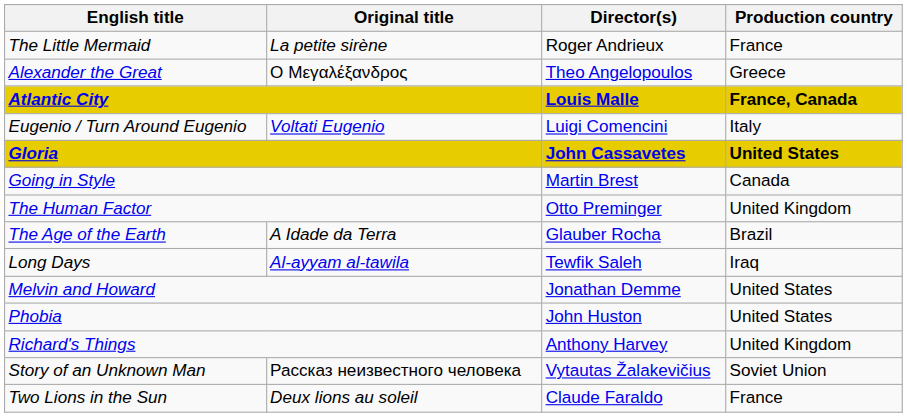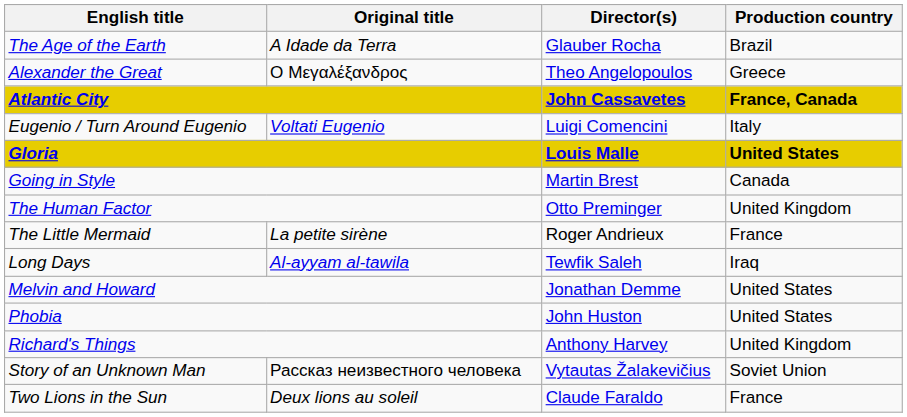rows swapped: (87, 235) <-> (79, 45)
(592, 99) Louis Malle -> (616, 99) John Cassavetes
(616, 153) John Cassavetes -> (592, 153) Louis Malle
